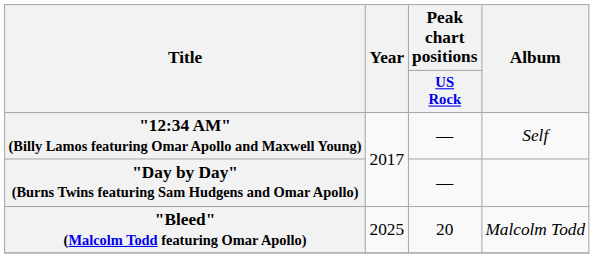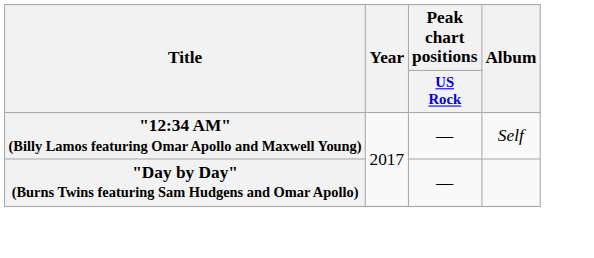- row: (185, 229)
